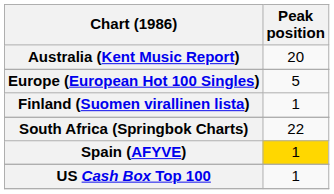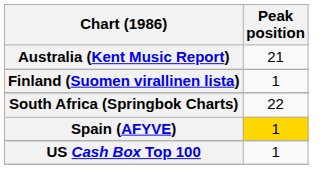(296, 57) 20 -> (276, 57) 21
- row: (134, 81)
